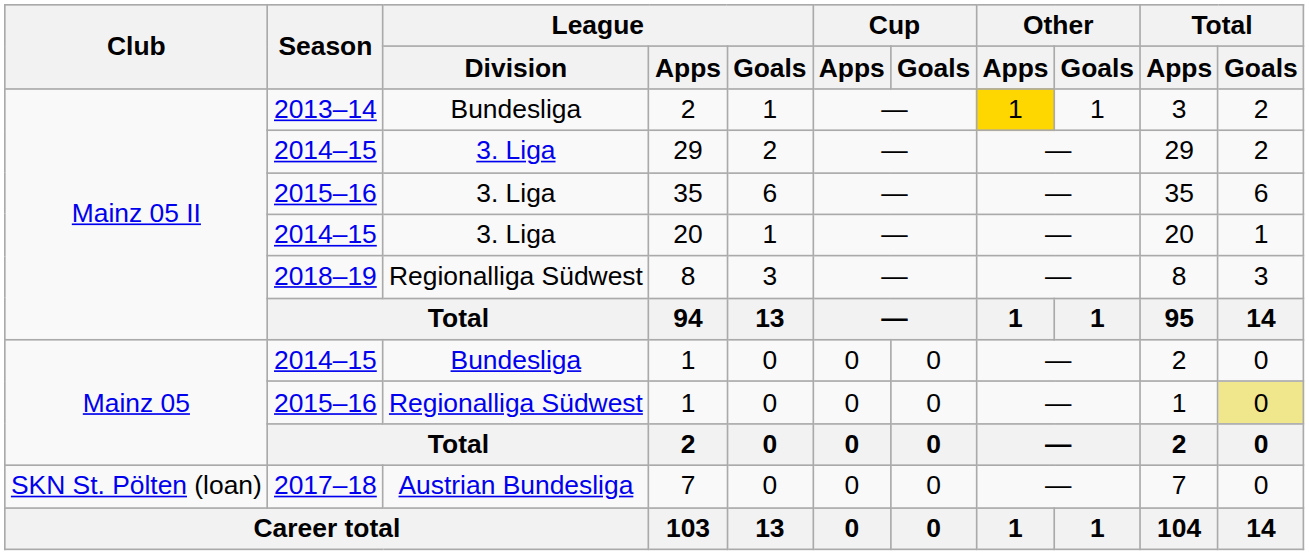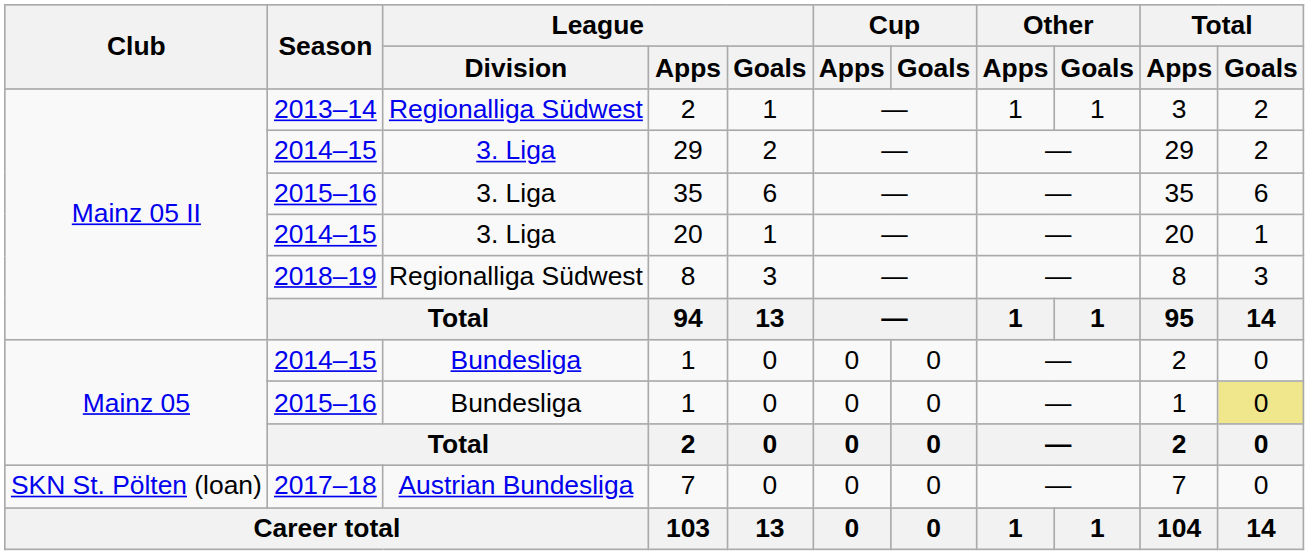(516, 109) Bundesliga -> (516, 109) Regionalliga Südwest
(1015, 109) gold background -> (1015, 109) no background
(516, 402) Regionalliga Südwest -> (516, 402) Bundesliga
